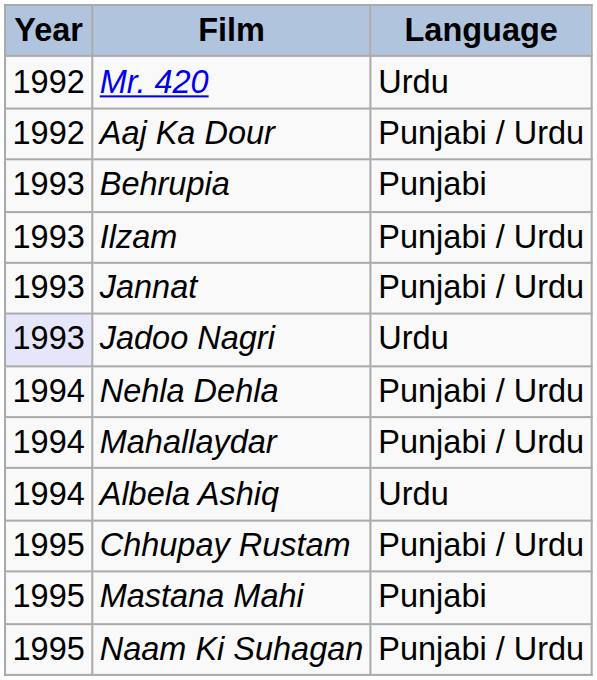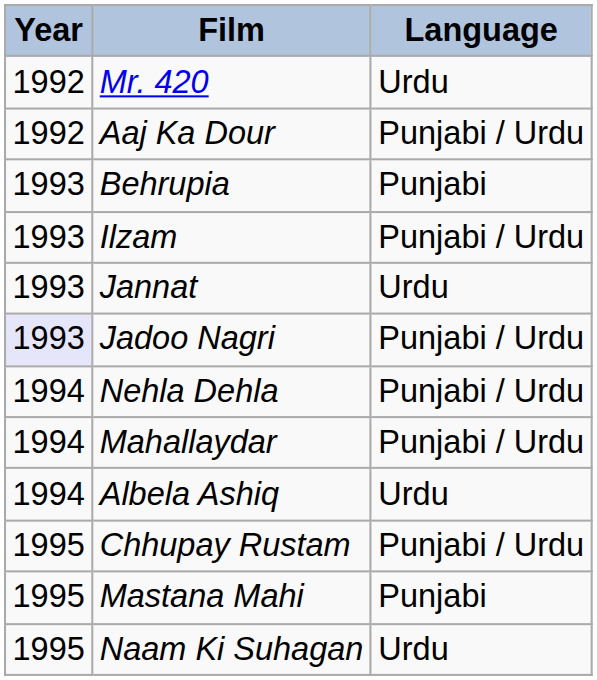(481, 287) Punjabi / Urdu -> (414, 287) Urdu
(414, 339) Urdu -> (481, 339) Punjabi / Urdu
(481, 648) Punjabi / Urdu -> (414, 648) Urdu
